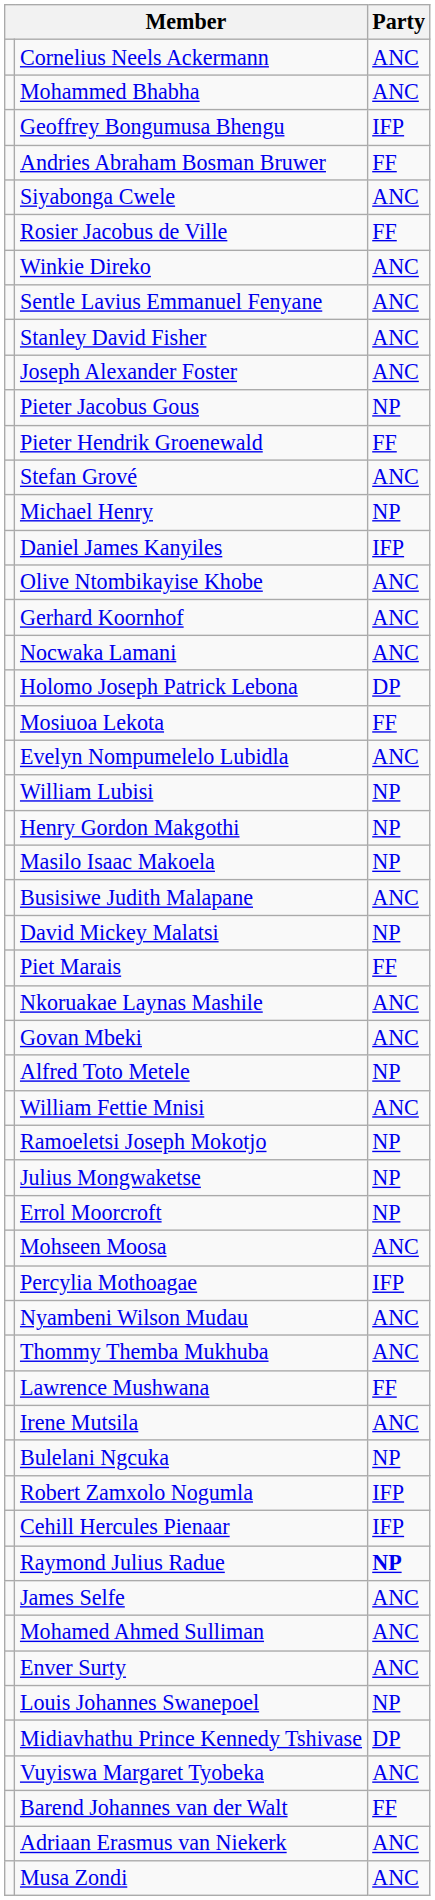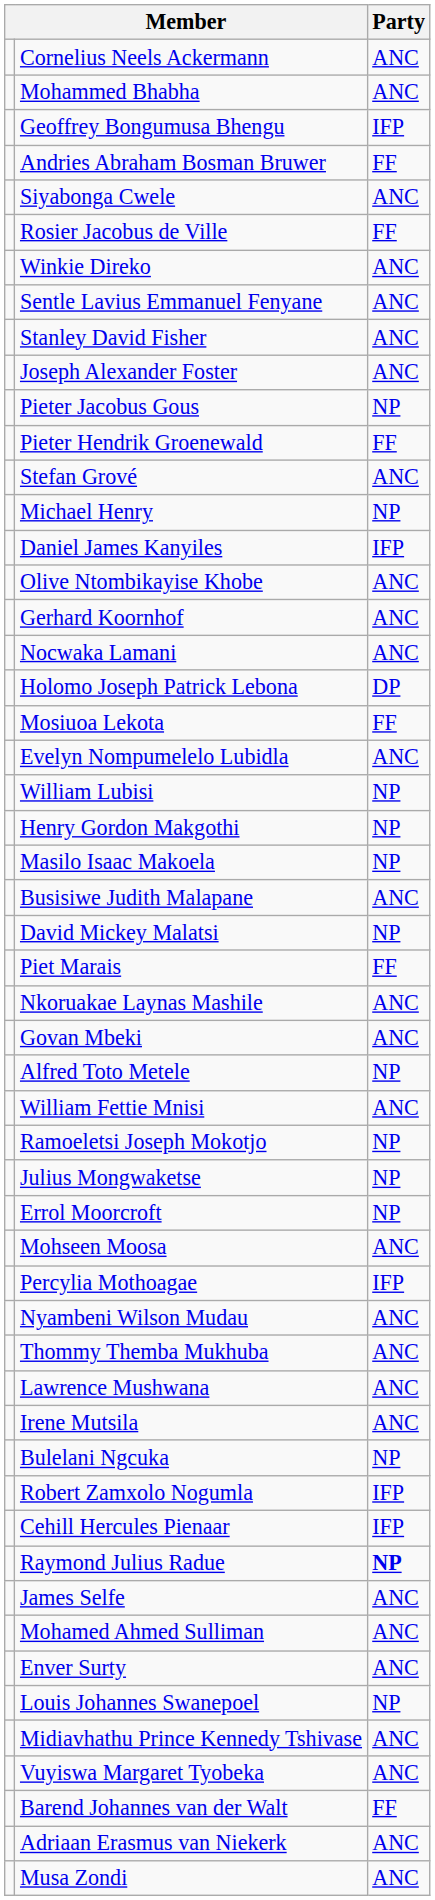(384, 1387) FF -> (396, 1387) ANC
(386, 1737) DP -> (396, 1737) ANC
